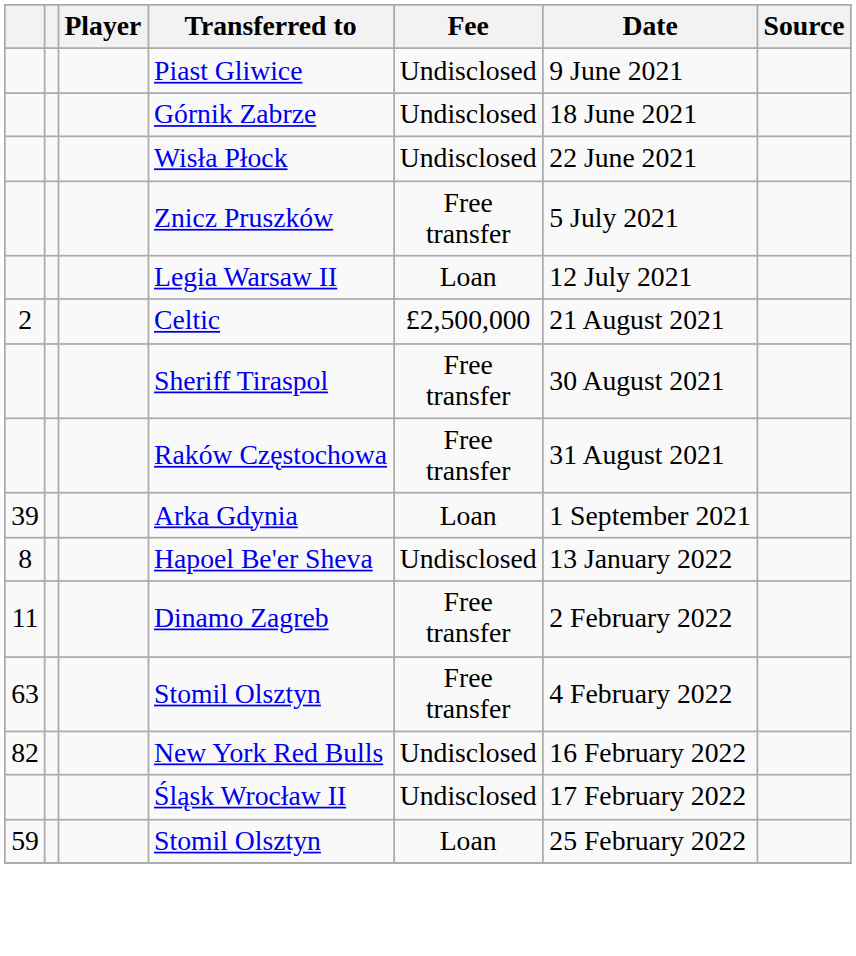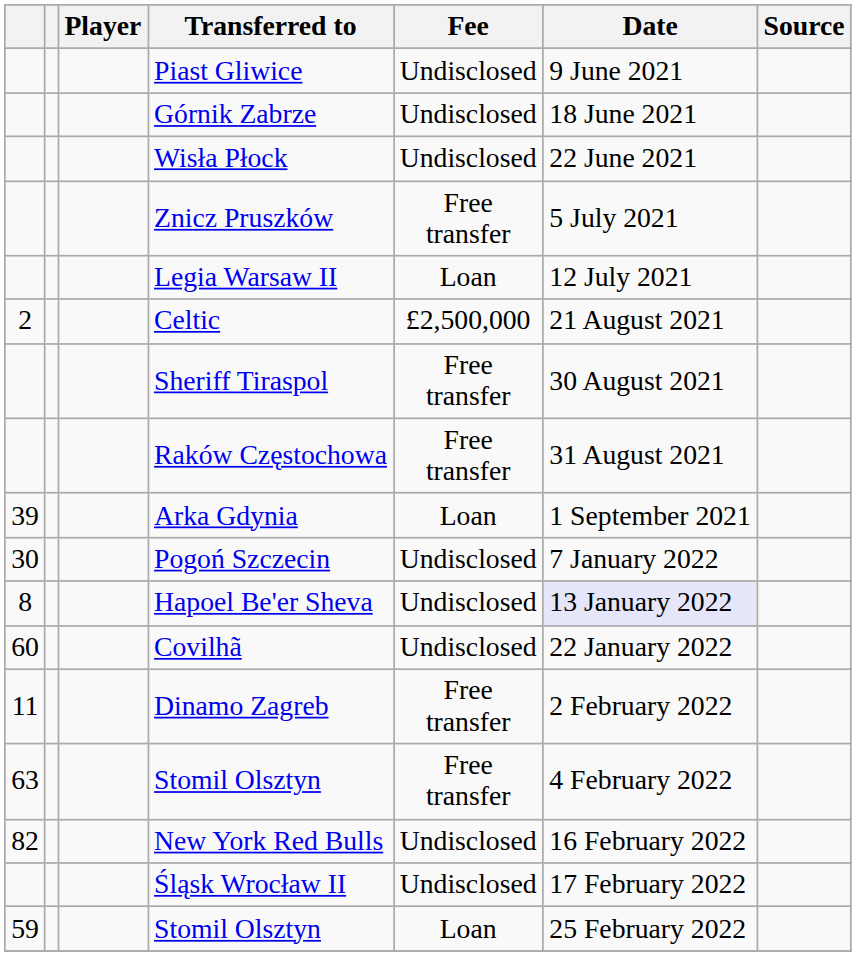+ row: (25, 558)
(641, 558) no background -> (641, 602) lavender background
+ row: (25, 646)
